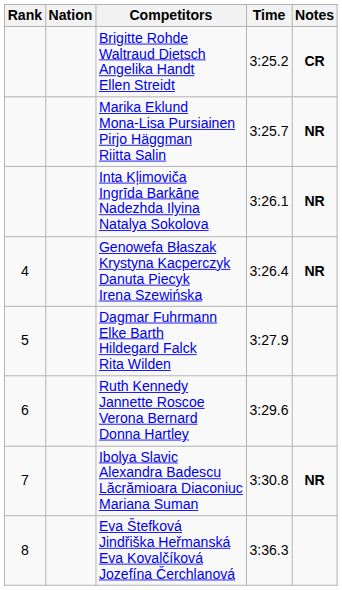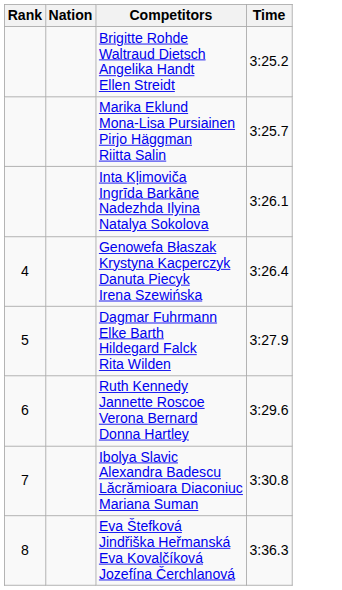- column: (315, 15)
